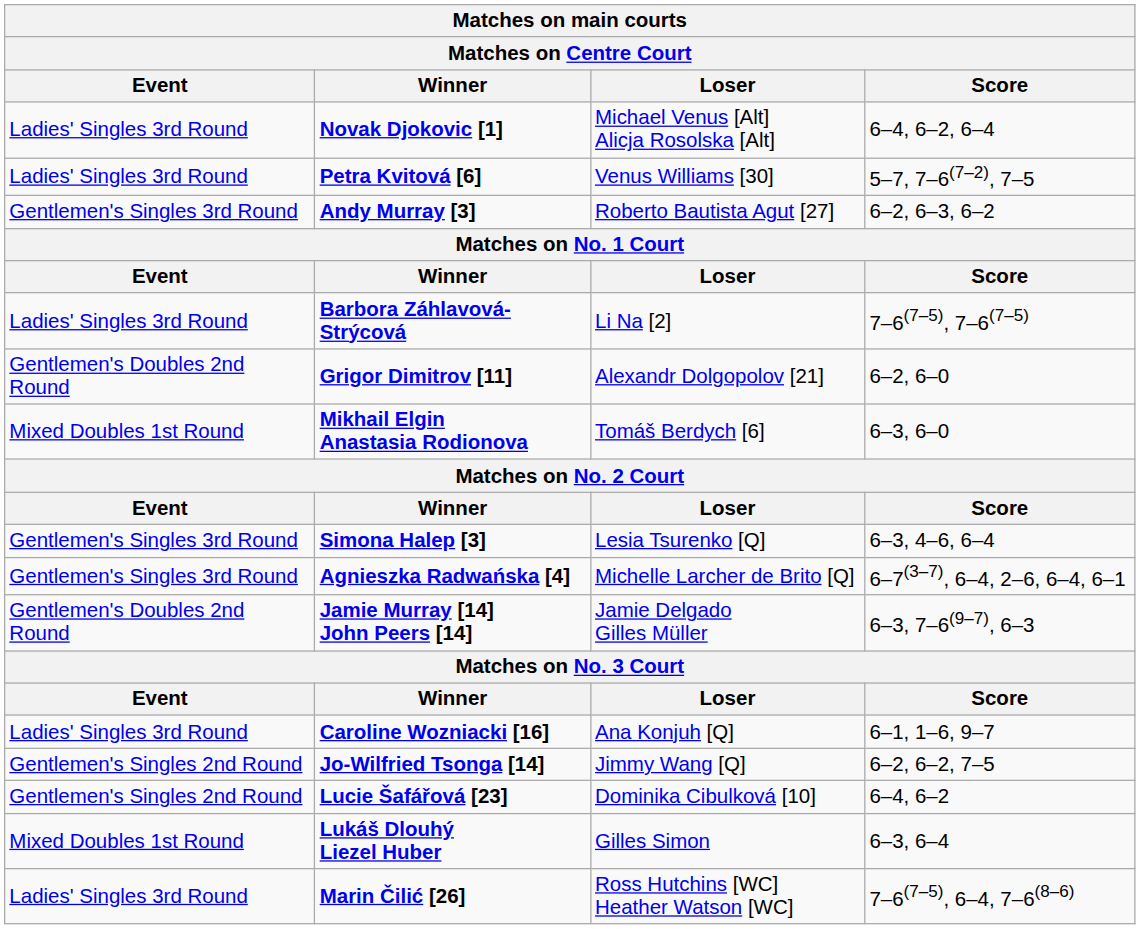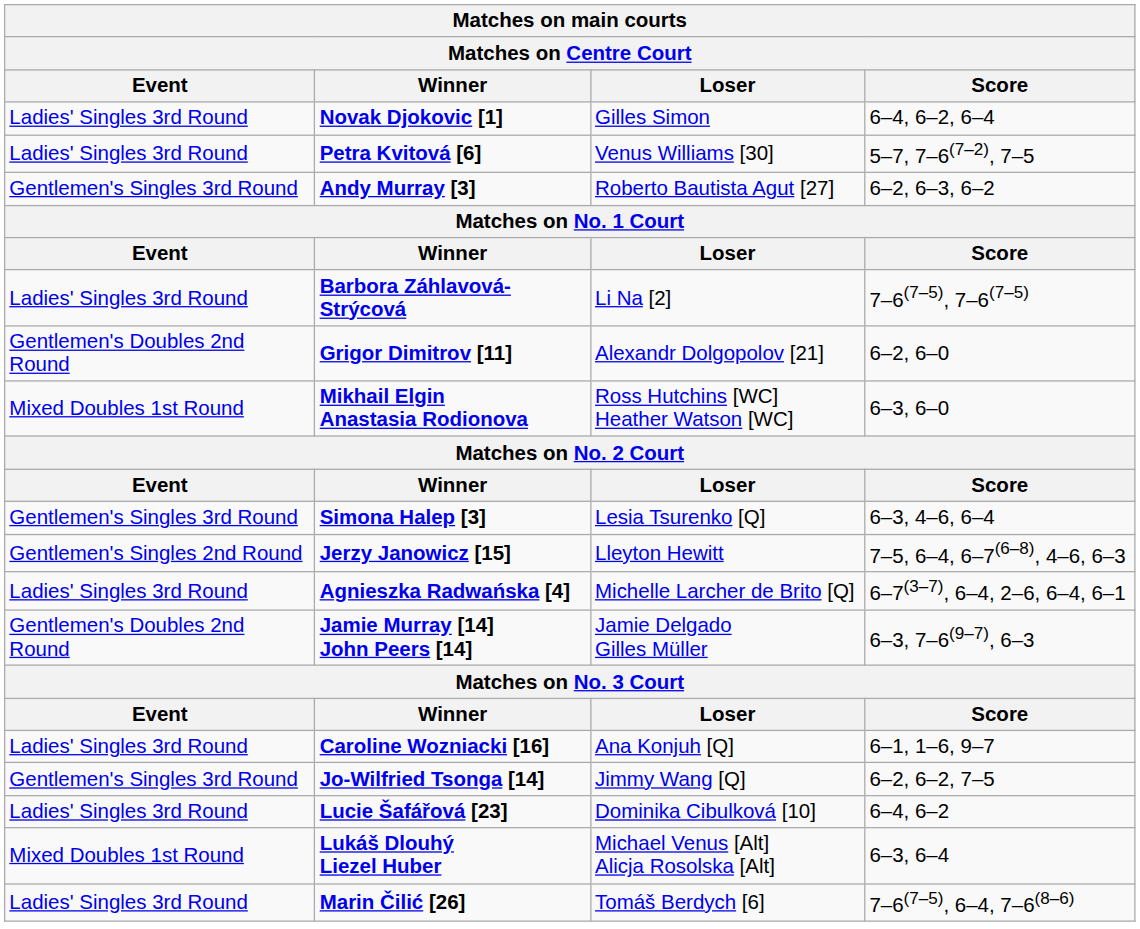(685, 129) Michael Venus [Alt] Alicja Rosolska [Alt] -> (652, 118) Gilles Simon
(680, 431) Tomáš Berdych [6] -> (694, 408) Ross Hutchins [WC] Heather Watson [WC]
+ row: (415, 552)
(154, 575) Gentlemen's Singles 3rd Round -> (129, 590) Ladies' Singles 3rd Round
(156, 764) Gentlemen's Singles 2nd Round -> (154, 779) Gentlemen's Singles 3rd Round
(156, 796) Gentlemen's Singles 2nd Round -> (129, 811) Ladies' Singles 3rd Round
(652, 840) Gilles Simon -> (685, 855) Michael Venus [Alt] Alicja Rosolska [Alt]
(694, 896) Ross Hutchins [WC] Heather Watson [WC] -> (680, 902) Tomáš Berdych [6]
